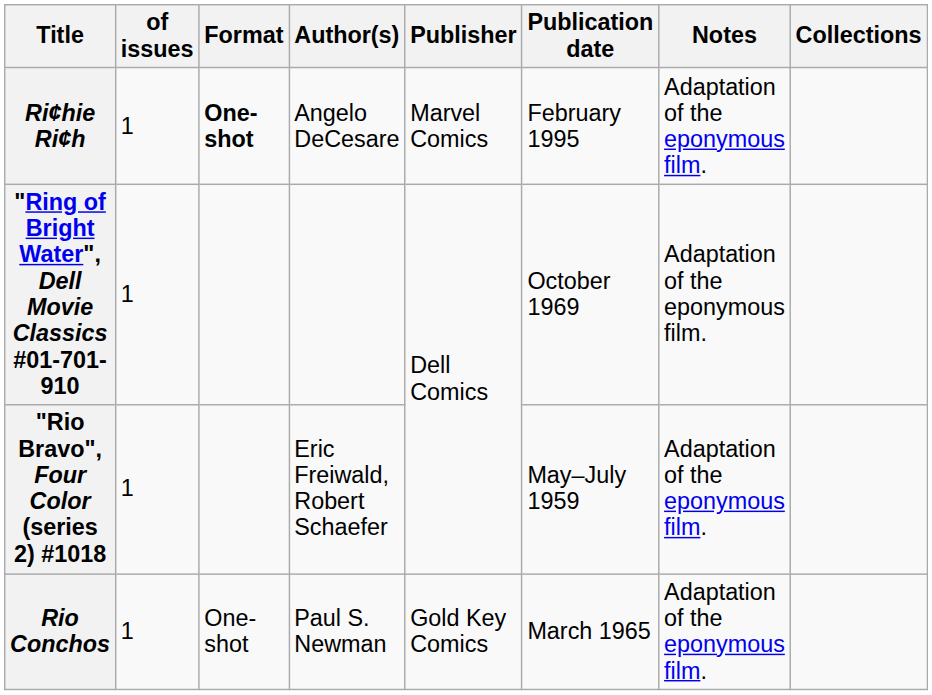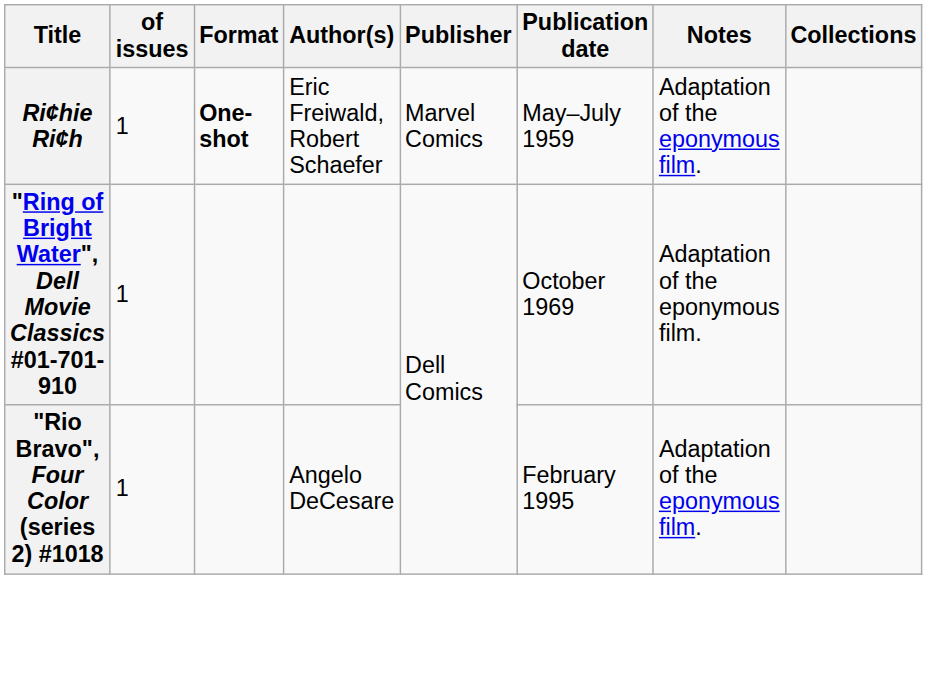(347, 125) Angelo DeCesare -> (337, 125) Eric Freiwald, Robert Schaefer
(574, 125) February 1995 -> (572, 125) May–July 1959
(342, 488) Eric Freiwald, Robert Schaefer -> (342, 488) Angelo DeCesare
(577, 488) May–July 1959 -> (569, 488) February 1995
- row: (60, 631)
